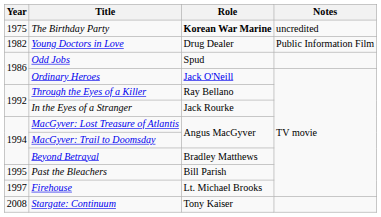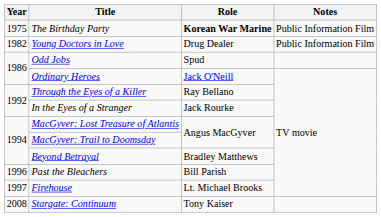(297, 28) uncredited -> (325, 28) Public Information Film
(17, 172) 1995 -> (17, 172) 1996
